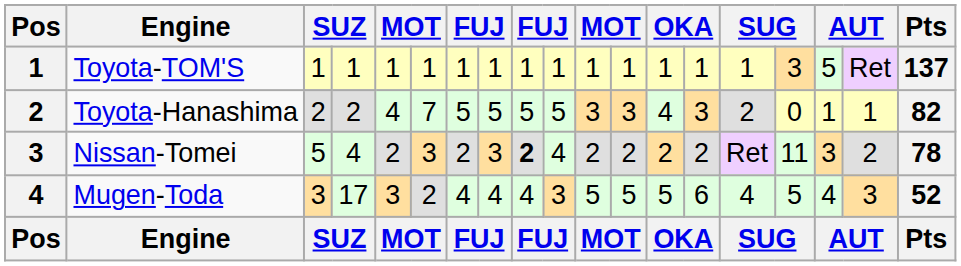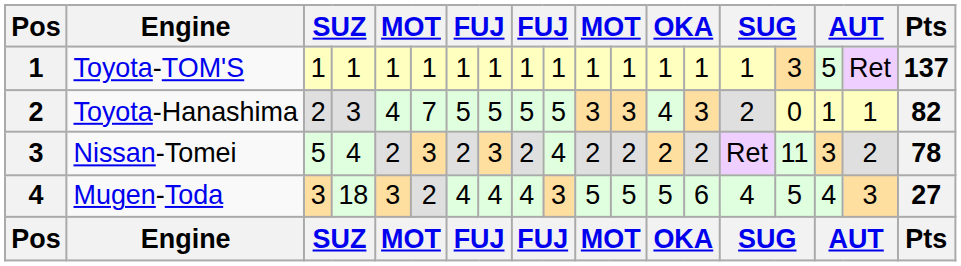(353, 111) 2 -> (353, 111) 3
(527, 153) bold -> (527, 153) normal
(353, 196) 17 -> (353, 196) 18
(926, 196) 52 -> (926, 196) 27
